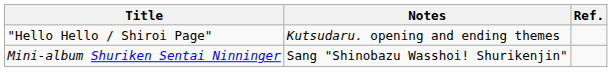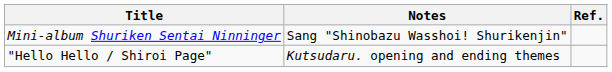rows swapped: (110, 35) <-> (144, 56)
